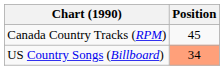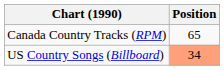(194, 34) 45 -> (194, 34) 65
